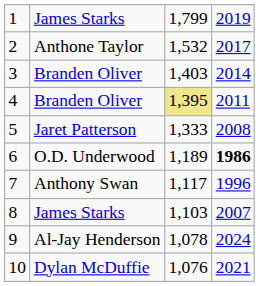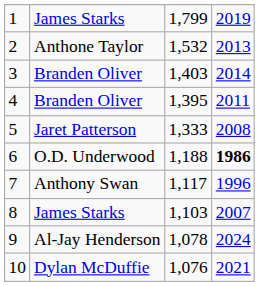(233, 45) 2017 -> (233, 45) 2013
(188, 101) khaki background -> (188, 101) no background
(188, 156) 1,189 -> (188, 156) 1,188
